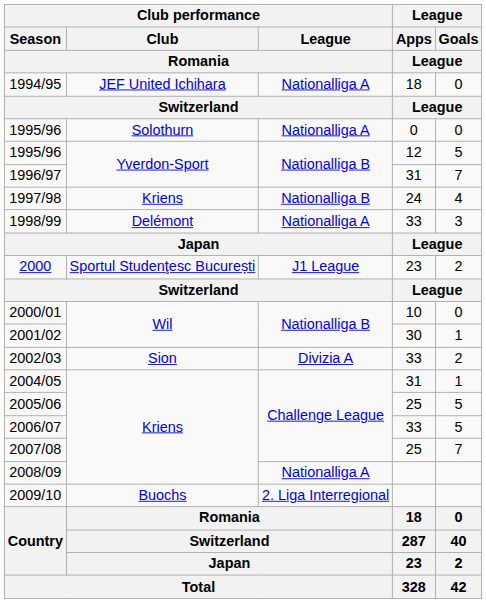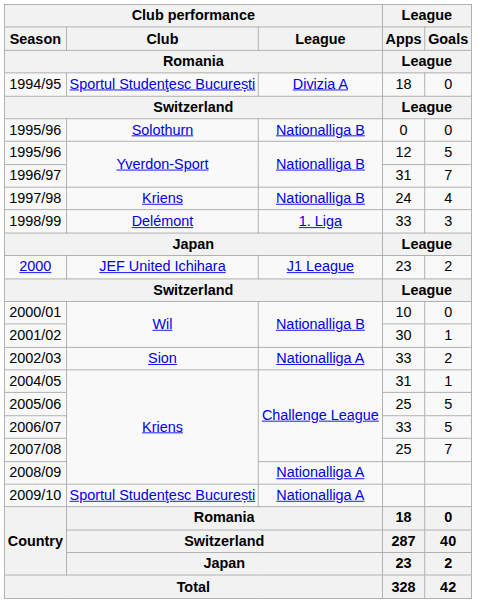(162, 84) JEF United Ichihara -> (162, 84) Sportul Studenţesc București
(326, 84) Nationalliga A -> (320, 84) Divizia A
(326, 130) Nationalliga A -> (320, 130) Nationalliga B
(326, 221) Nationalliga A -> (320, 221) 1. Liga
(162, 267) Sportul Studenţesc București -> (162, 267) JEF United Ichihara
(326, 358) Divizia A -> (320, 358) Nationalliga A
(162, 495) Buochs -> (162, 495) Sportul Studenţesc București
(326, 495) 2. Liga Interregional -> (320, 495) Nationalliga A
